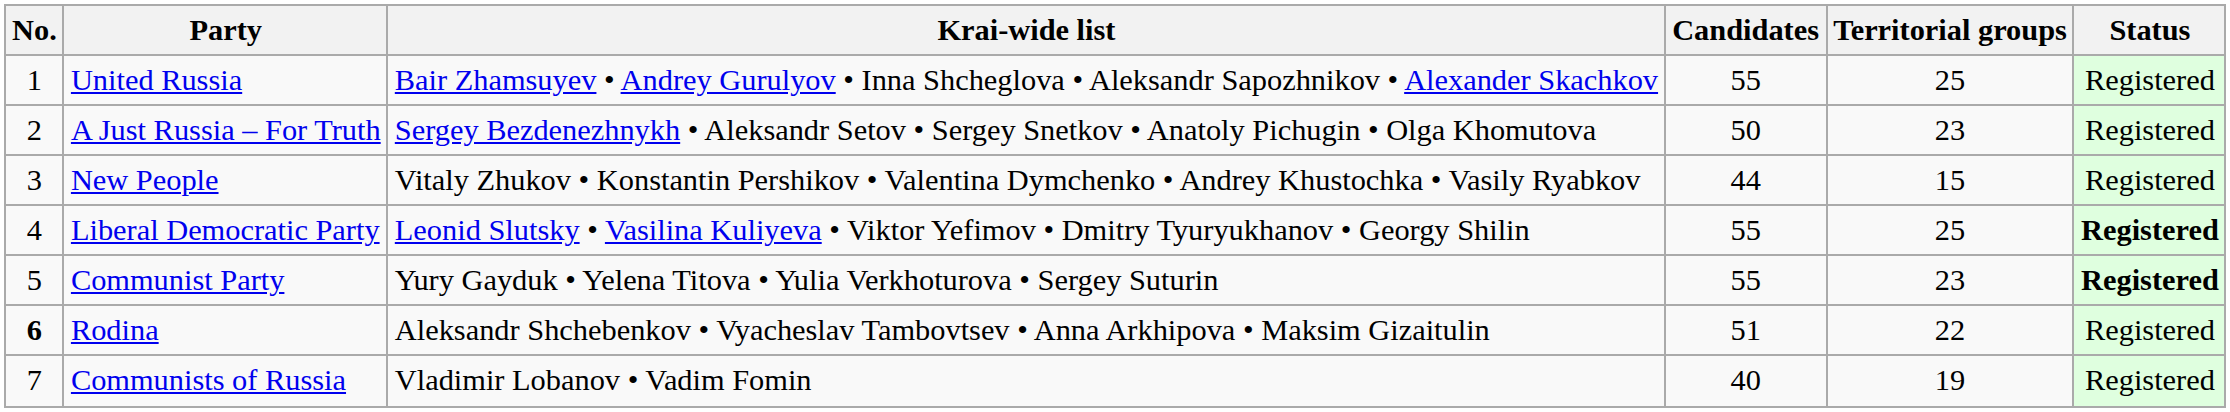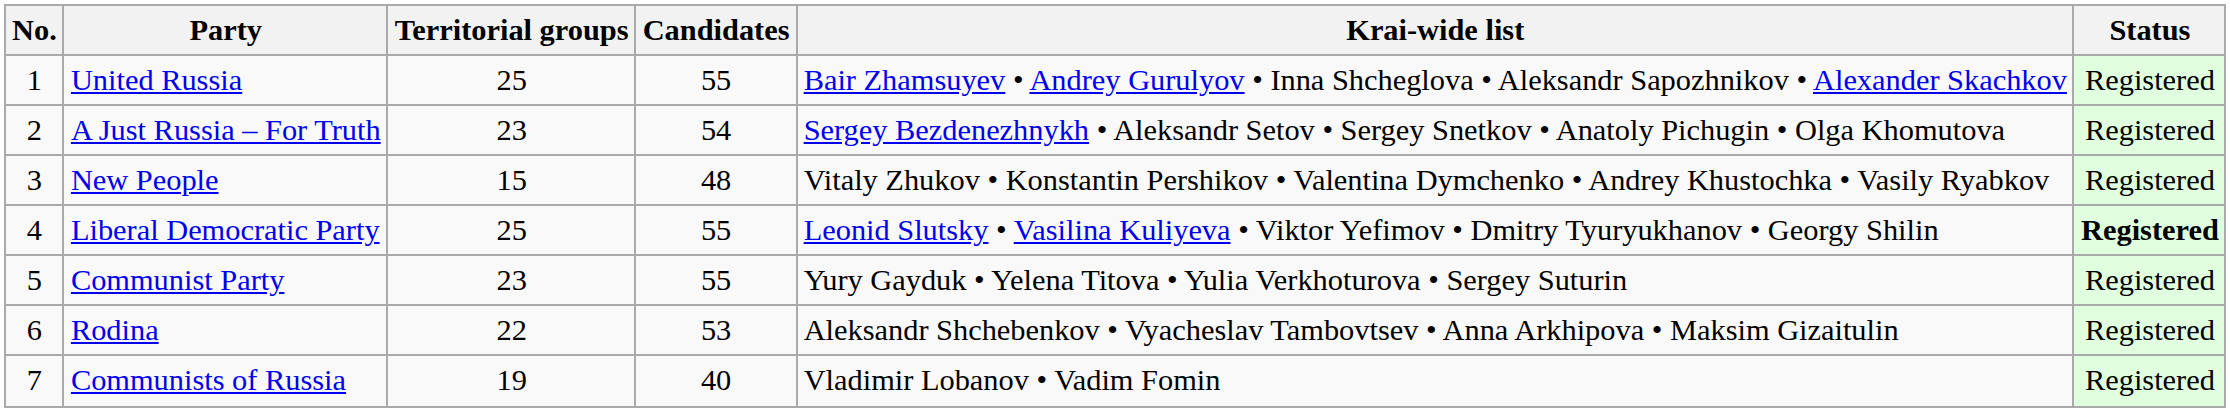columns swapped: (1026, 29) <-> (1950, 29)
(1746, 130) 50 -> (716, 130) 54
(1746, 180) 44 -> (716, 180) 48
(2150, 280) bold -> (2150, 280) normal
(34, 330) bold -> (34, 330) normal
(1746, 330) 51 -> (716, 330) 53
